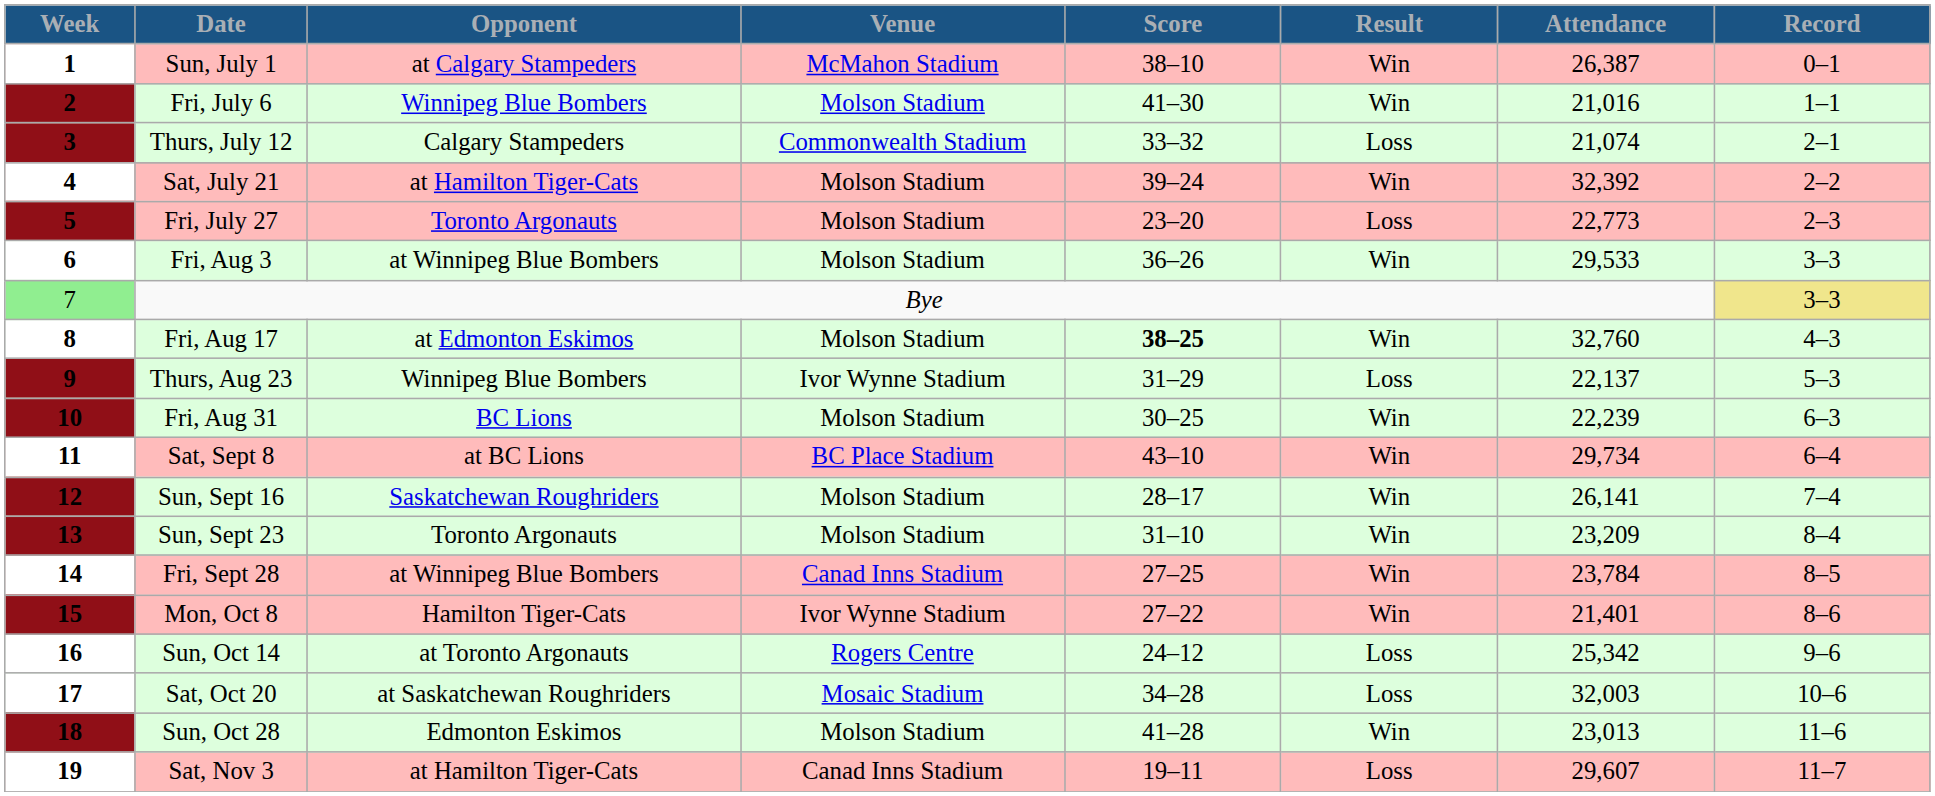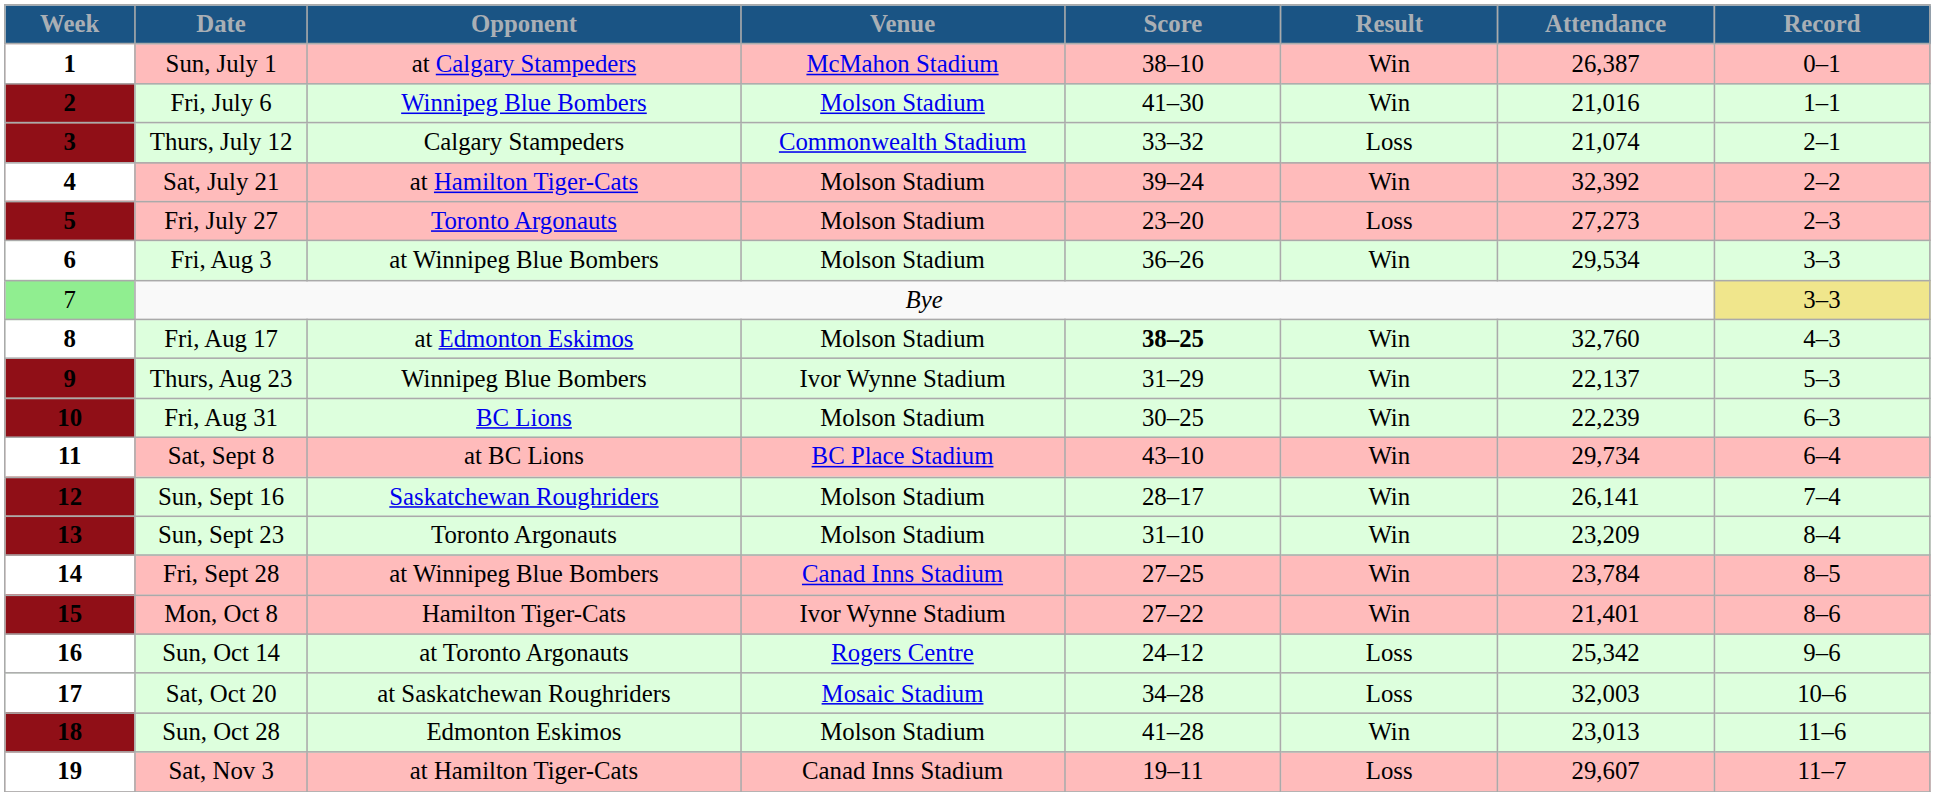(1606, 220) 22,773 -> (1606, 220) 27,273
(1606, 260) 29,533 -> (1606, 260) 29,534
(1389, 378) Loss -> (1389, 378) Win
